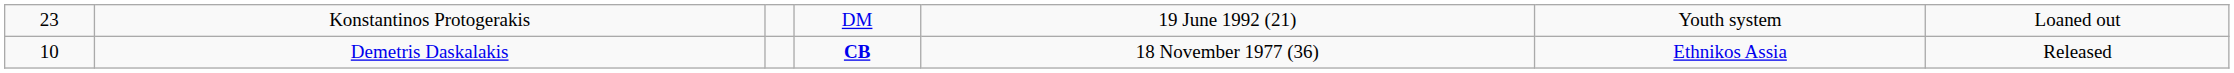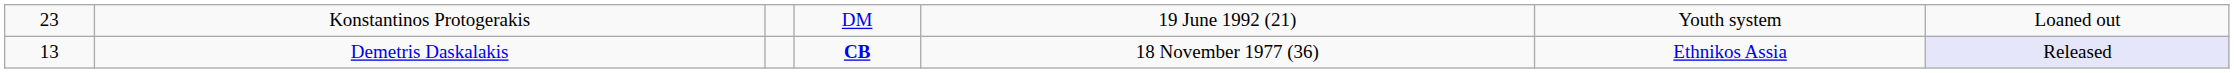(49, 51) 10 -> (49, 51) 13
(2078, 51) no background -> (2078, 51) lavender background
